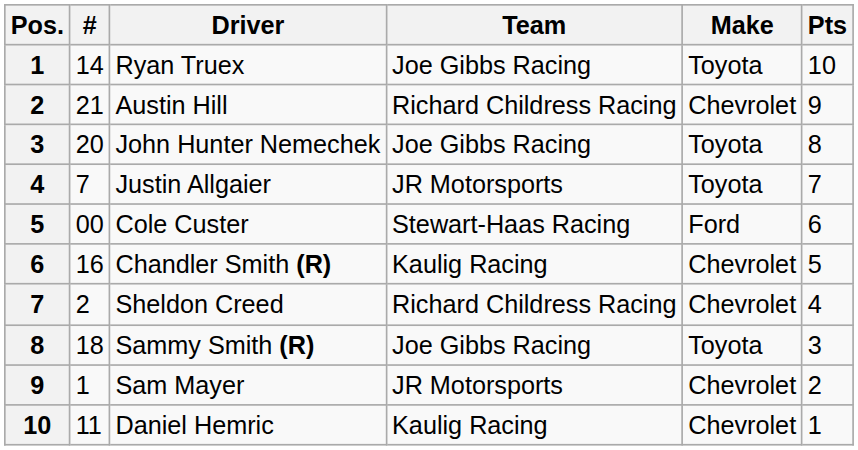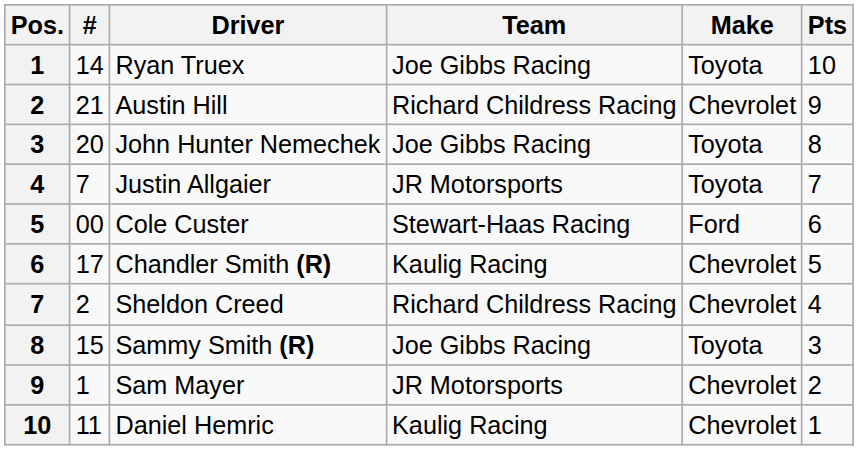(90, 265) 16 -> (90, 265) 17
(90, 345) 18 -> (90, 345) 15
